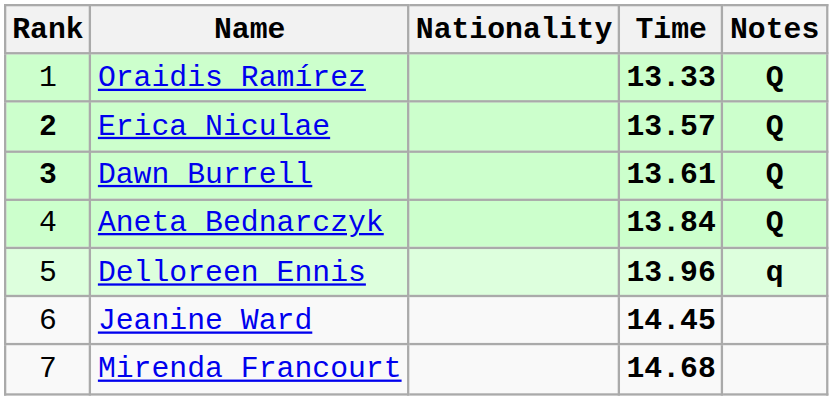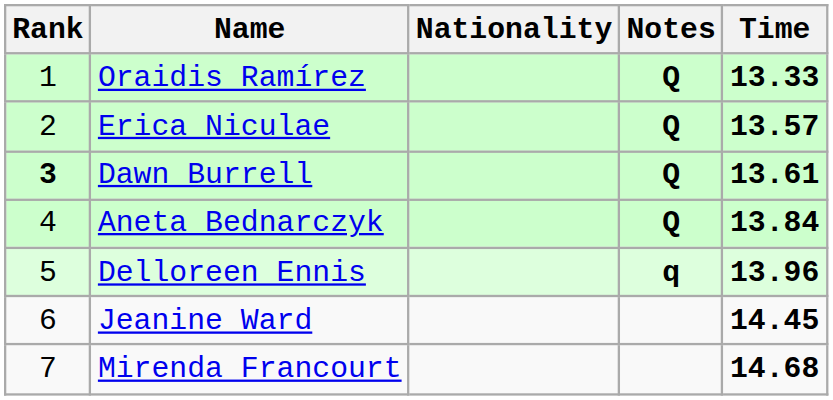columns swapped: (671, 29) <-> (775, 29)
(48, 126) bold -> (48, 126) normal
